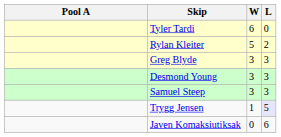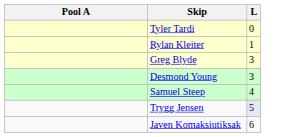- column: (254, 12)
(266, 44) 2 -> (252, 44) 1
(266, 92) 3 -> (252, 92) 4
